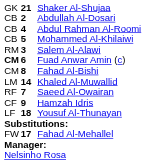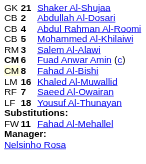(12, 71) no background -> (12, 71) lightyellow background
(26, 81) 14 -> (26, 81) 16
- row: (65, 102)
(26, 134) 17 -> (26, 123) 11
